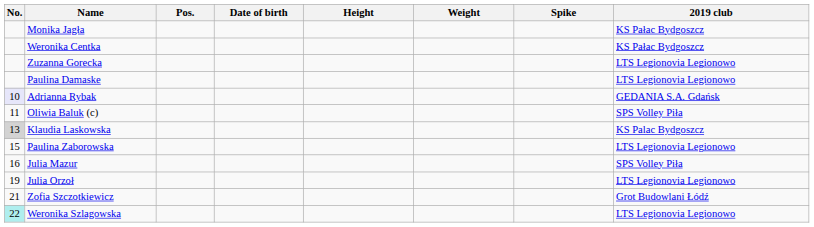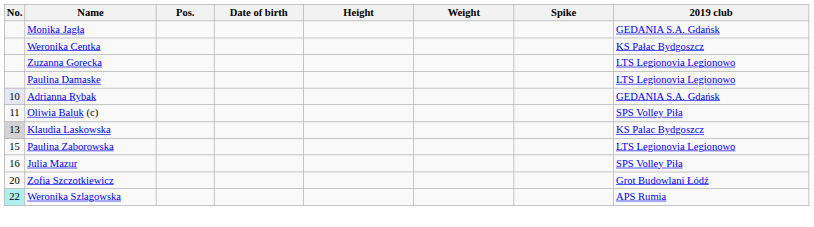(660, 29) KS Pałac Bydgoszcz -> (668, 29) GEDANIA S.A. Gdańsk
- row: (50, 180)
(15, 197) 21 -> (15, 180) 20
(676, 213) LTS Legionovia Legionowo -> (641, 197) APS Rumia
